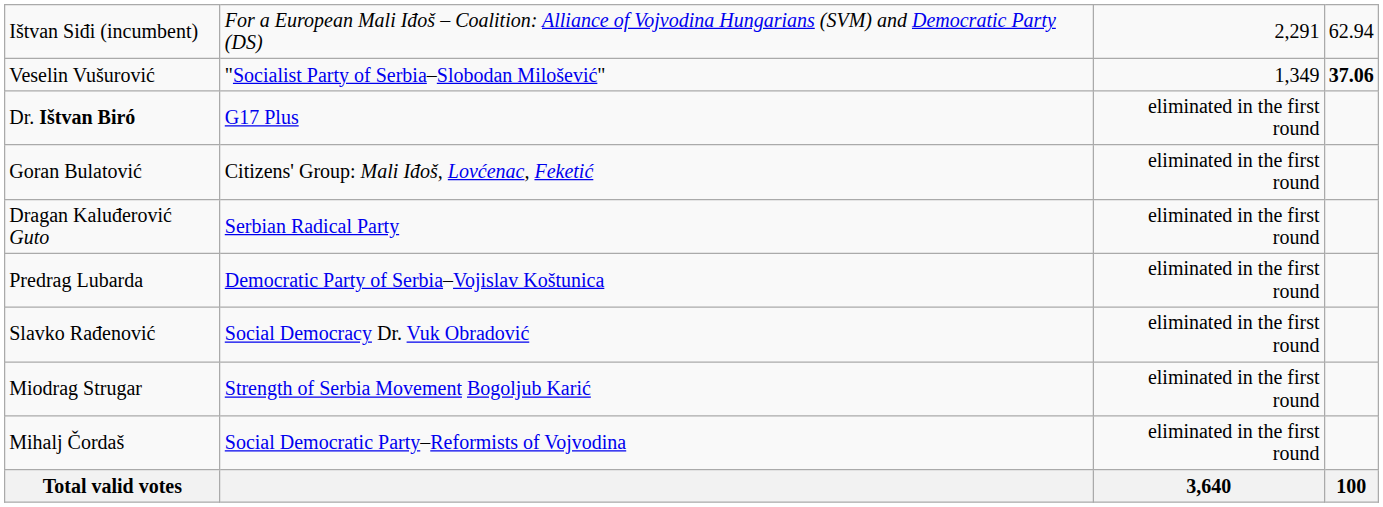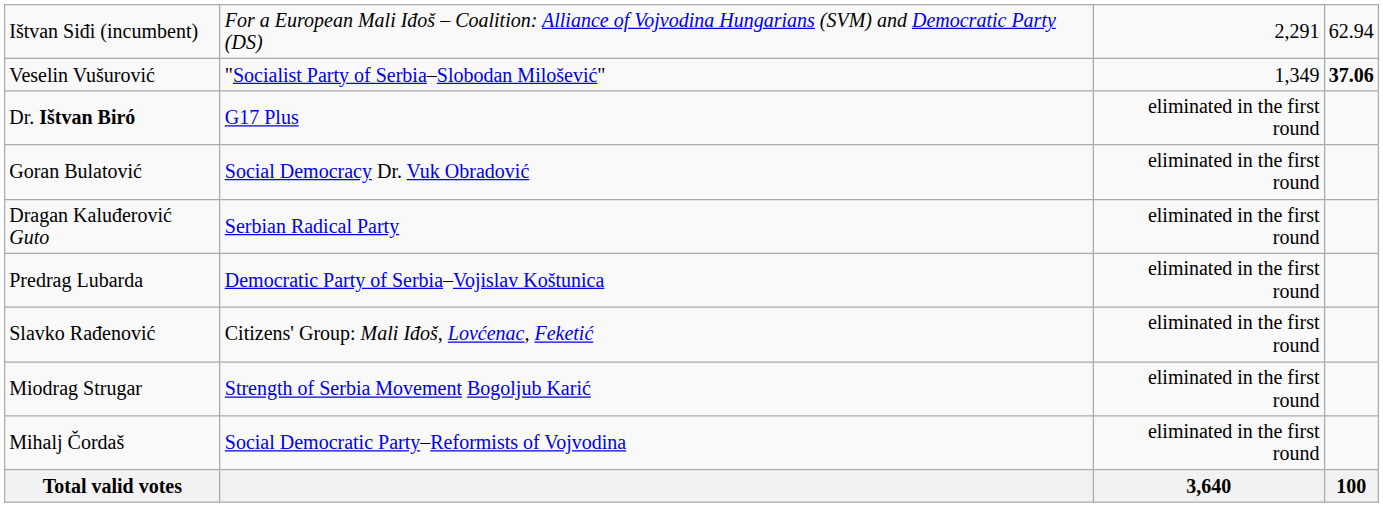(409, 171) Citizens' Group: Mali Iđoš, Lovćenac, Feketić -> (377, 171) Social Democracy Dr. Vuk Obradović
(377, 334) Social Democracy Dr. Vuk Obradović -> (409, 334) Citizens' Group: Mali Iđoš, Lovćenac, Feketić
